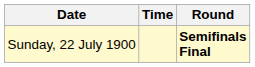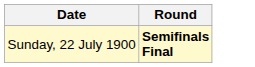- column: (158, 15)
